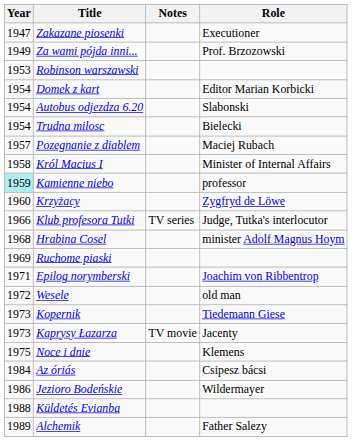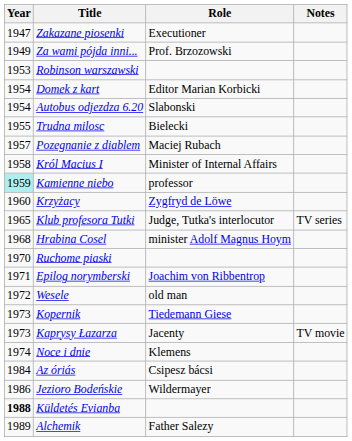columns swapped: (273, 13) <-> (173, 13)
(19, 126) 1954 -> (19, 126) 1955
(19, 220) 1966 -> (19, 220) 1965
(19, 257) 1969 -> (19, 257) 1970
(19, 351) 1975 -> (19, 351) 1974
(19, 408) normal -> (19, 408) bold
